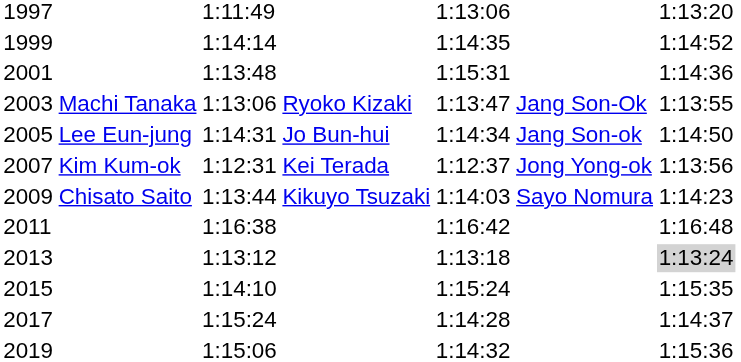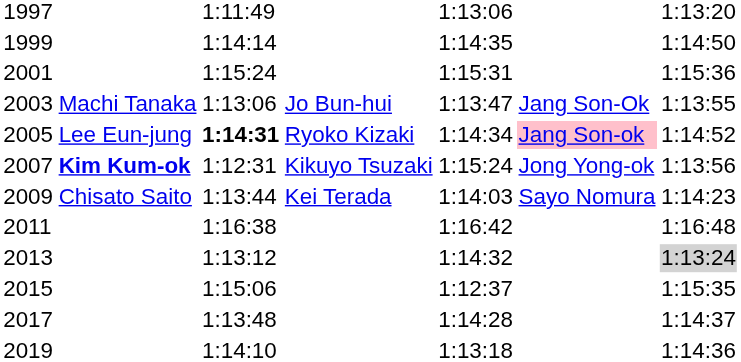(696, 42) 1:14:52 -> (698, 42) 1:14:50
(239, 73) 1:13:48 -> (239, 73) 1:15:24
(696, 73) 1:14:36 -> (698, 73) 1:15:36
(347, 103) Ryoko Kizaki -> (338, 103) Jo Bun-hui
(239, 134) normal -> (241, 134) bold
(336, 134) Jo Bun-hui -> (350, 134) Ryoko Kizaki
(579, 134) no background -> (581, 134) pink background
(696, 134) 1:14:50 -> (698, 134) 1:14:52
(120, 165) normal -> (125, 165) bold
(336, 165) Kei Terada -> (359, 165) Kikuyo Tsuzaki
(473, 165) 1:12:37 -> (476, 165) 1:15:24
(356, 196) Kikuyo Tsuzaki -> (338, 196) Kei Terada
(473, 257) 1:13:18 -> (476, 257) 1:14:32
(239, 288) 1:14:10 -> (239, 288) 1:15:06
(473, 288) 1:15:24 -> (476, 288) 1:12:37
(239, 319) 1:15:24 -> (239, 319) 1:13:48
(239, 350) 1:15:06 -> (239, 350) 1:14:10
(473, 350) 1:14:32 -> (476, 350) 1:13:18
(696, 350) 1:15:36 -> (698, 350) 1:14:36
